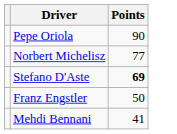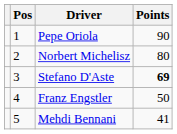+ column: (23, 15)
(138, 56) 77 -> (163, 56) 80
